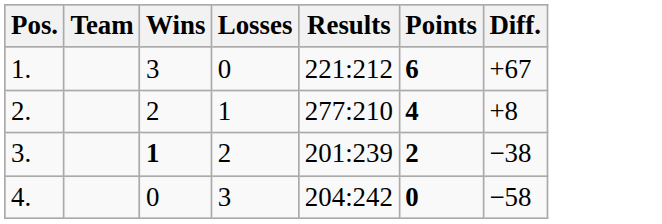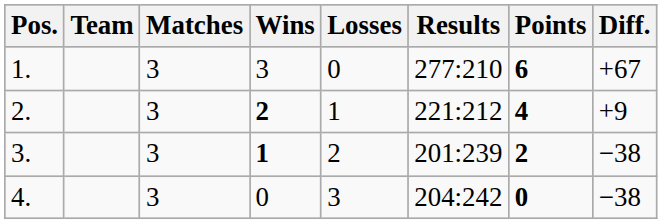+ column: (195, 25)
(349, 68) 221:212 -> (458, 68) 277:210
(153, 111) normal -> (262, 111) bold
(349, 111) 277:210 -> (458, 111) 221:212
(504, 111) +8 -> (613, 111) +9
(510, 196) −58 -> (620, 196) −38
